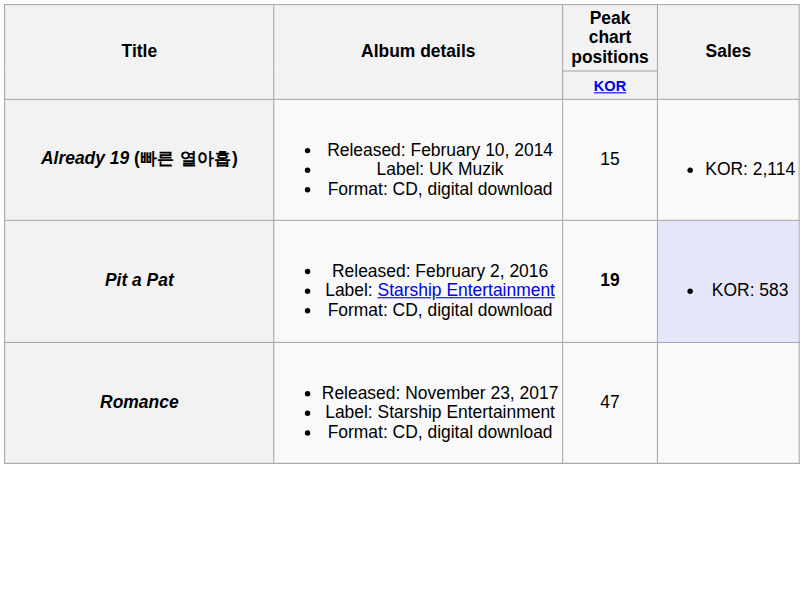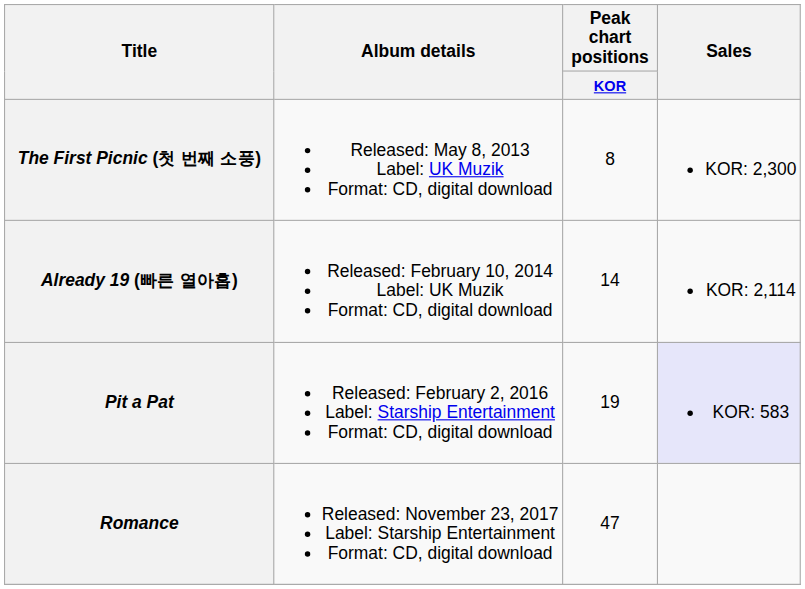+ row: (139, 159)
(610, 159) 15 -> (610, 281) 14
(610, 281) bold -> (610, 402) normal
